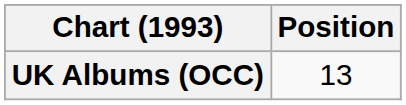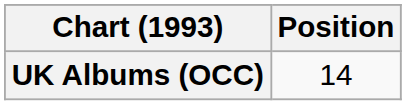(336, 74) 13 -> (336, 74) 14
